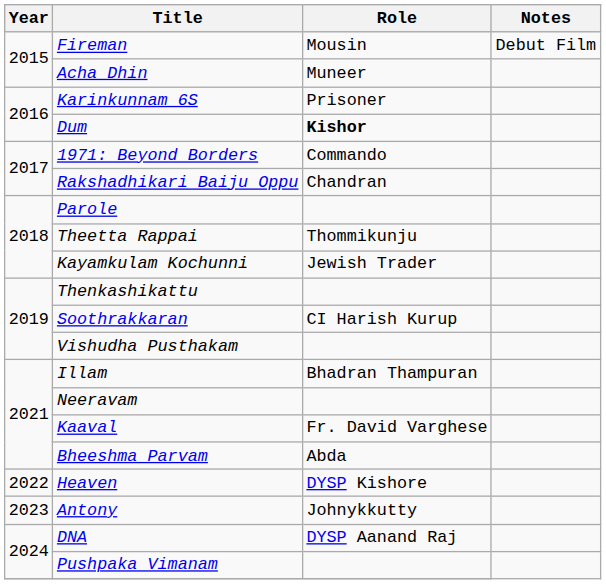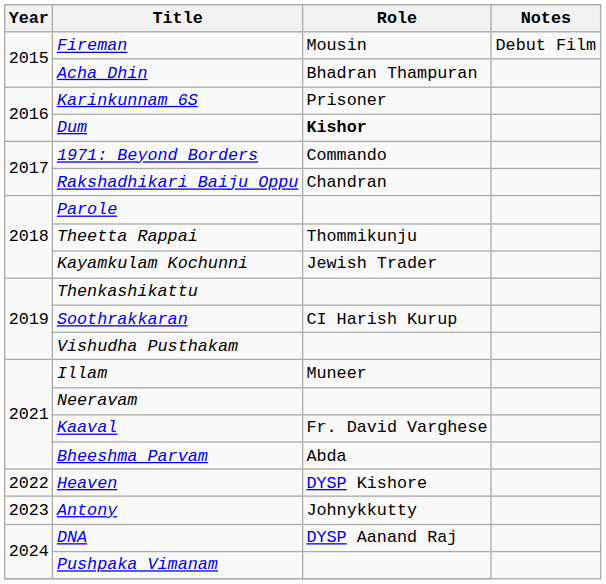(337, 73) Muneer -> (392, 73) Bhadran Thampuran
(392, 374) Bhadran Thampuran -> (337, 374) Muneer
